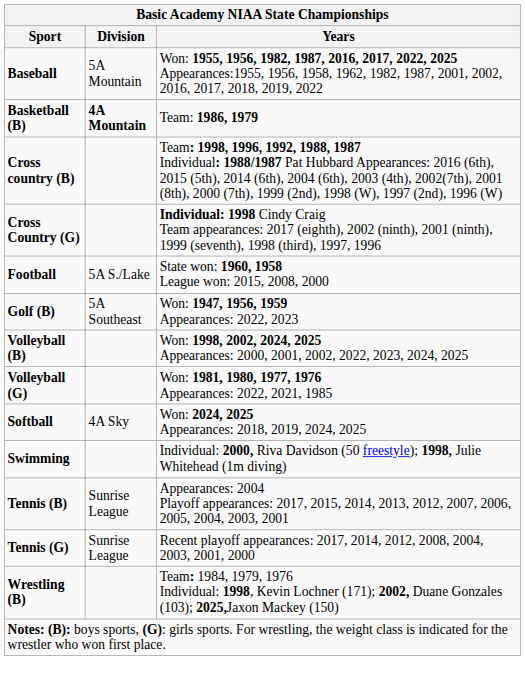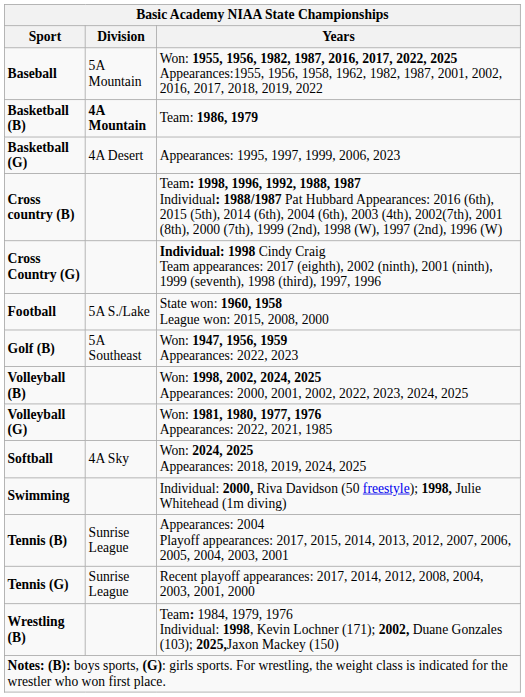+ row: (38, 155)
